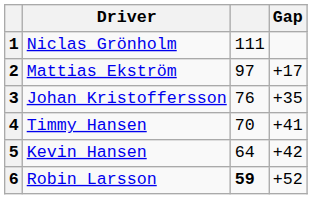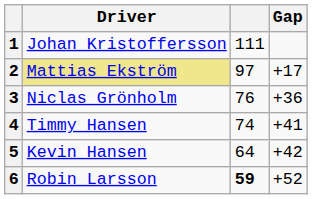(102, 45) Niclas Grönholm -> (127, 45) Johan Kristoffersson
(102, 72) no background -> (102, 72) khaki background
(127, 99) Johan Kristoffersson -> (102, 99) Niclas Grönholm
(288, 99) +35 -> (288, 99) +36
(245, 126) 70 -> (245, 126) 74
